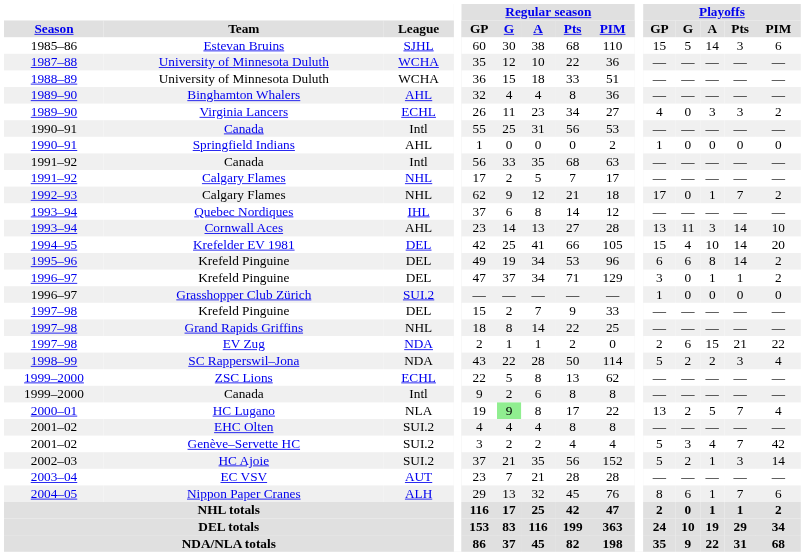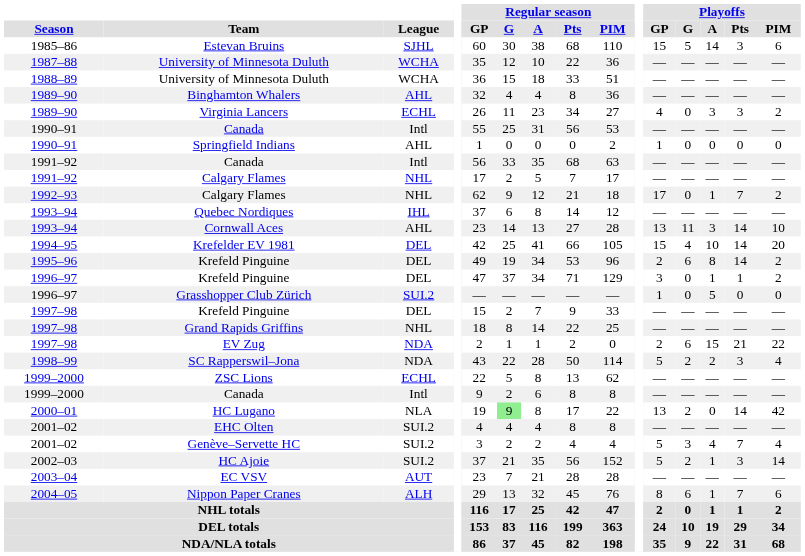(659, 261) 6 -> (659, 261) 2
(712, 294) 0 -> (712, 294) 5
(712, 410) 5 -> (712, 410) 0
(740, 410) 7 -> (740, 410) 14
(778, 410) 4 -> (778, 410) 42
(778, 443) 42 -> (778, 443) 4
